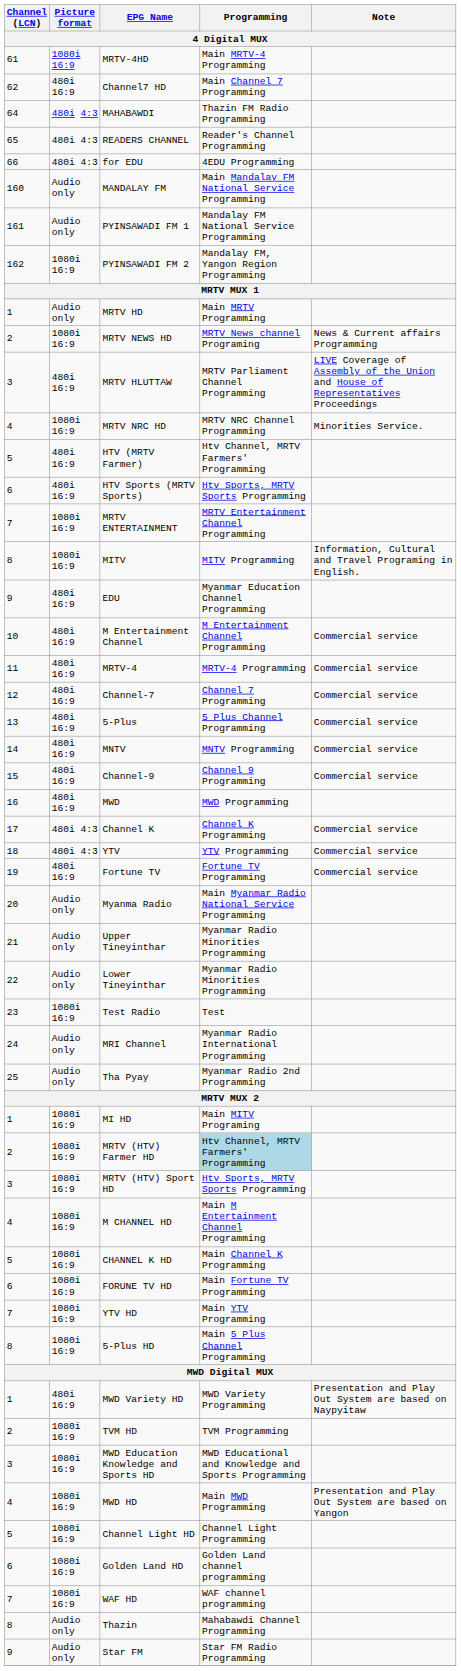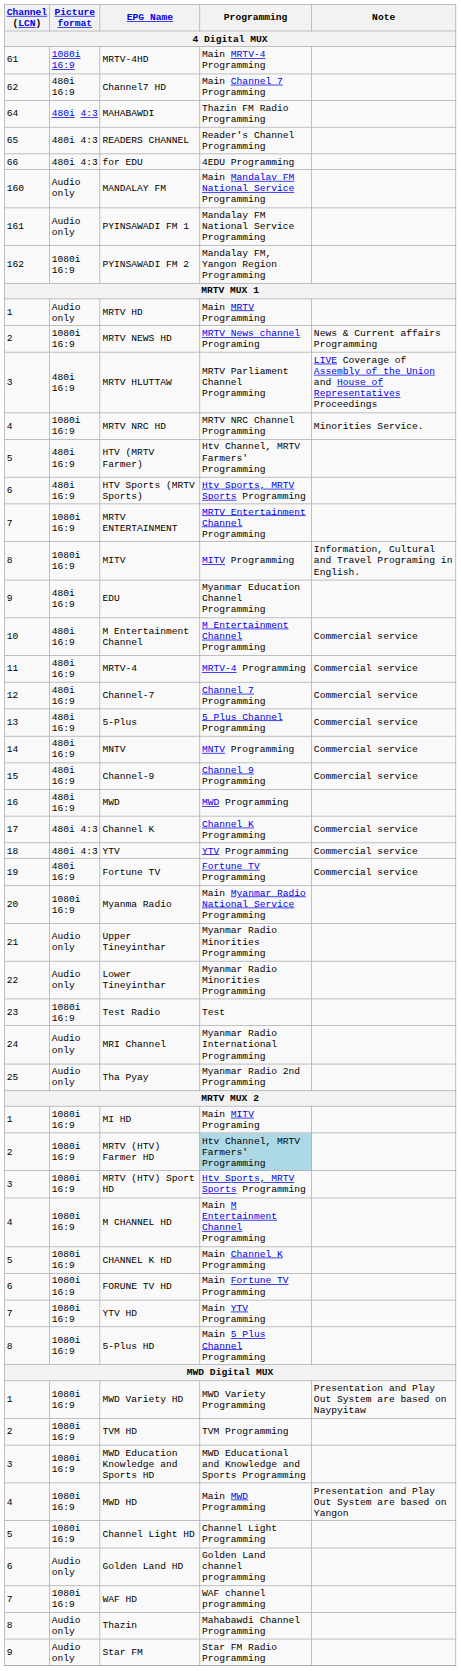(66, 904) Audio only -> (66, 904) 1080i 16:9
(63, 1399) 480i 16:9 -> (66, 1399) 1080i 16:9
(66, 1567) 1080i 16:9 -> (66, 1567) Audio only
